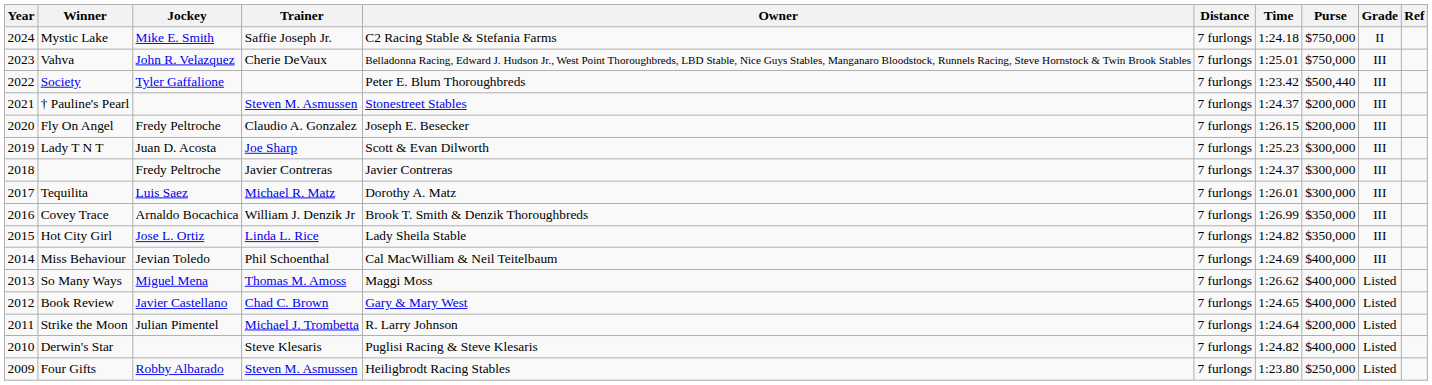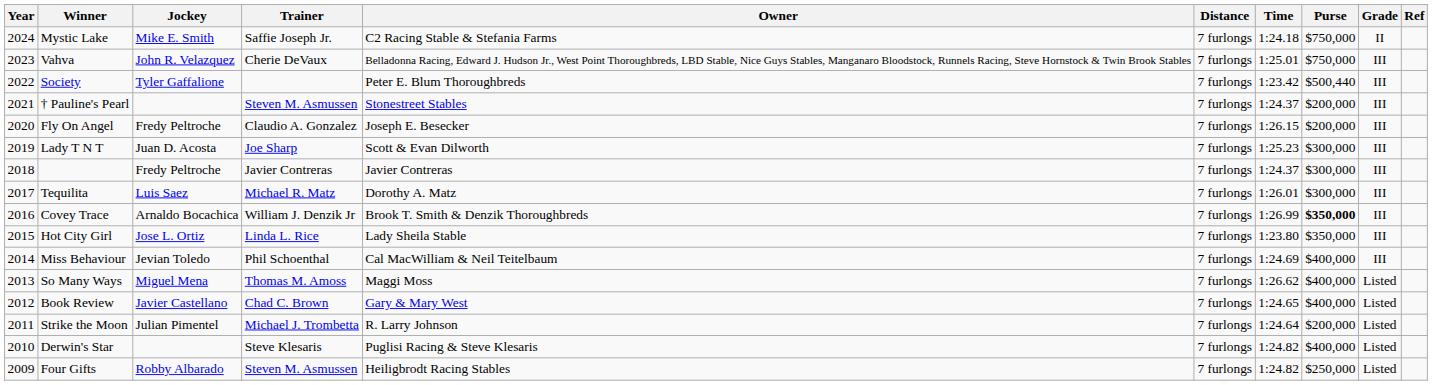(1330, 214) normal -> (1330, 214) bold
(1279, 236) 1:24.82 -> (1279, 236) 1:23.80
(1279, 369) 1:23.80 -> (1279, 369) 1:24.82
